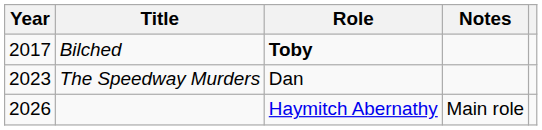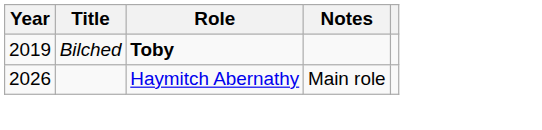(30, 49) 2017 -> (30, 49) 2019
- row: (160, 79)
